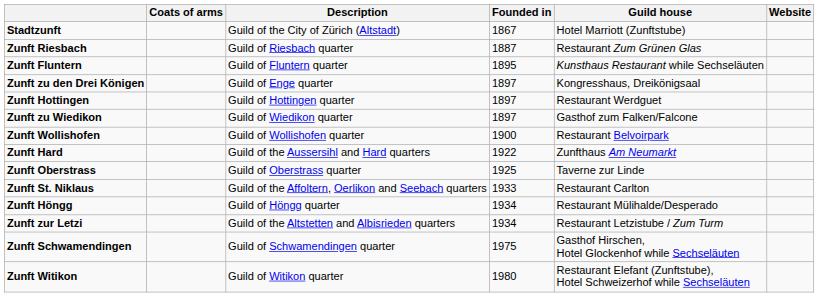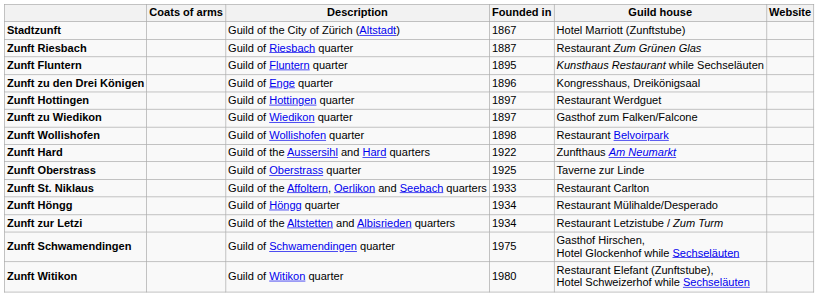(504, 83) 1897 -> (504, 83) 1896
(504, 135) 1900 -> (504, 135) 1898
